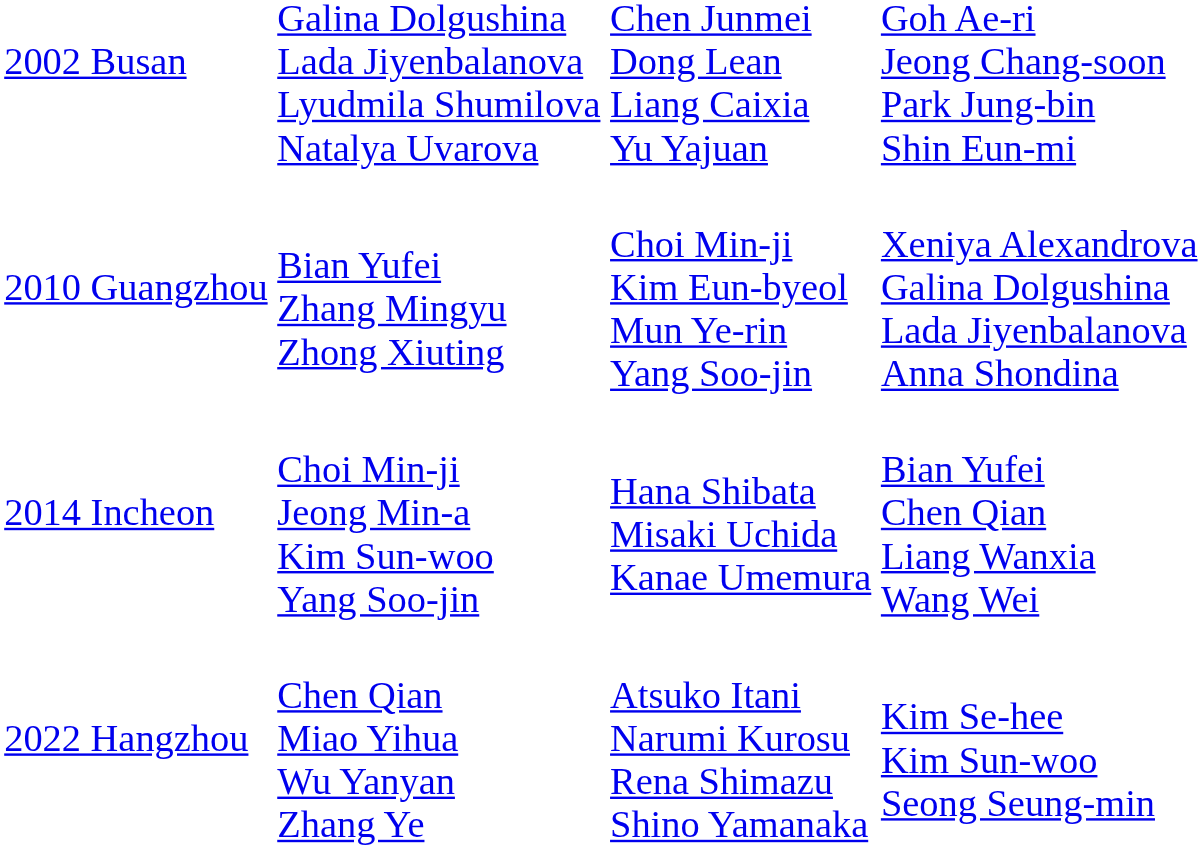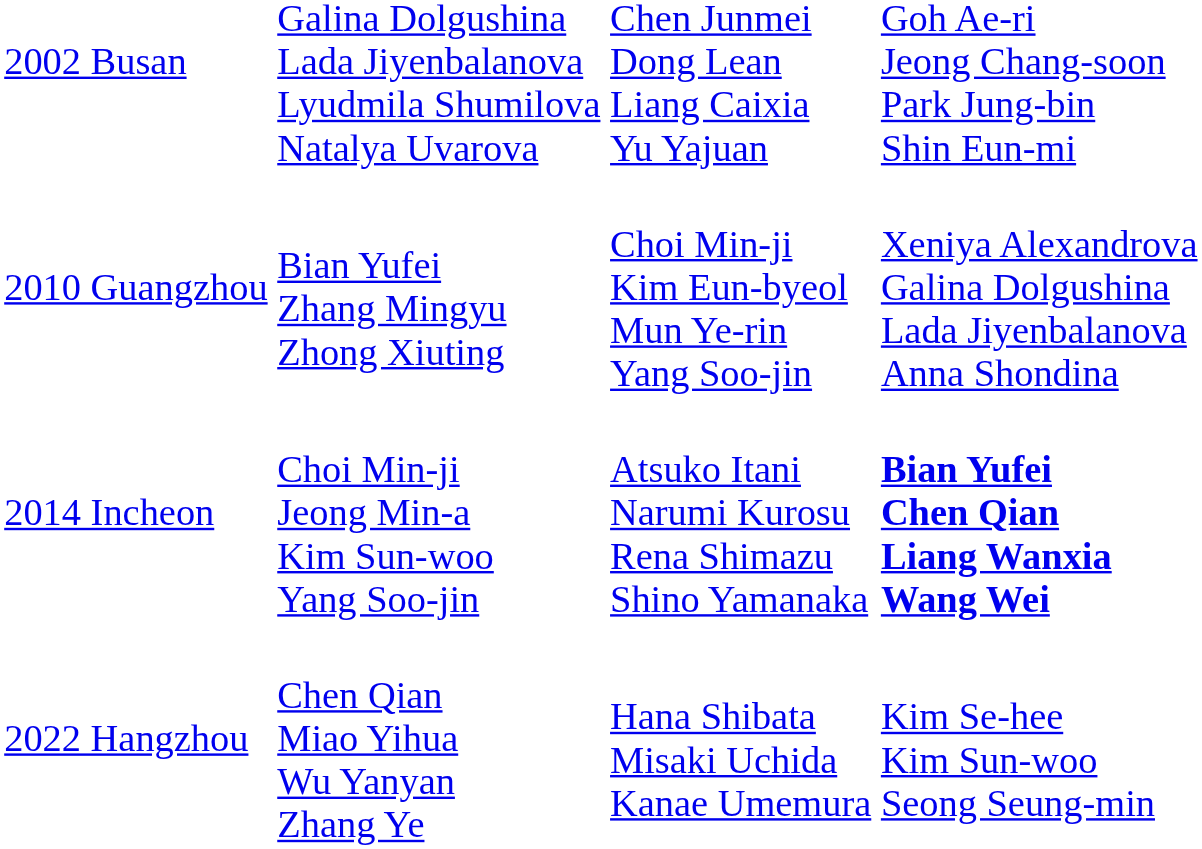(741, 534) Hana Shibata Misaki Uchida Kanae Umemura -> (739, 534) Atsuko Itani Narumi Kurosu Rena Shimazu Shino Yamanaka
(988, 534) normal -> (996, 534) bold
(739, 759) Atsuko Itani Narumi Kurosu Rena Shimazu Shino Yamanaka -> (741, 759) Hana Shibata Misaki Uchida Kanae Umemura
